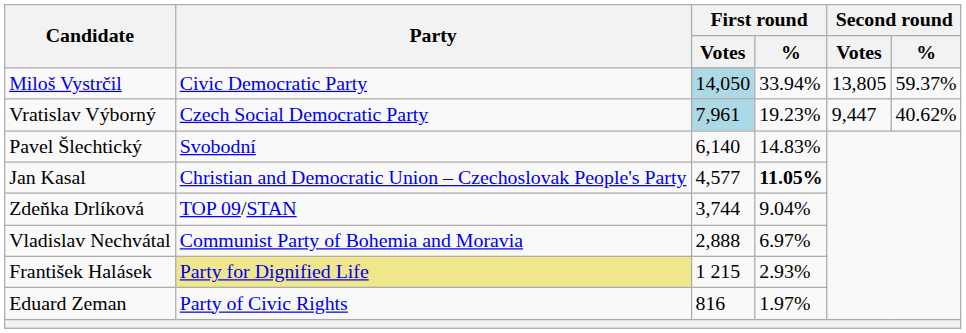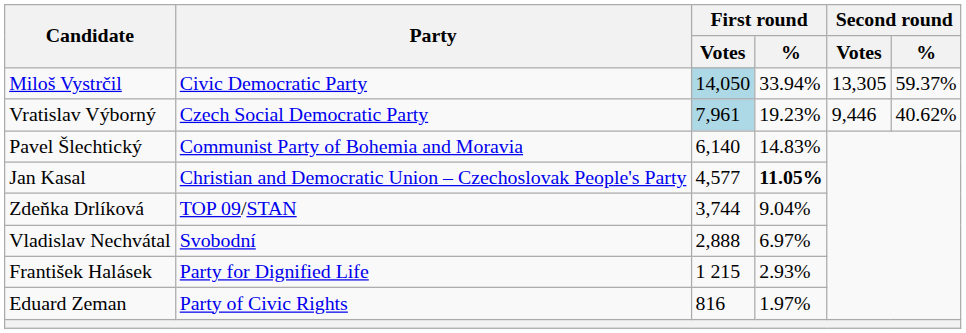(859, 83) 13,805 -> (859, 83) 13,305
(854, 114) 9,447 -> (854, 114) 9,446
(218, 146) Svobodní -> (351, 146) Communist Party of Bohemia and Moravia
(351, 240) Communist Party of Bohemia and Moravia -> (218, 240) Svobodní
(274, 271) khaki background -> (274, 271) no background
